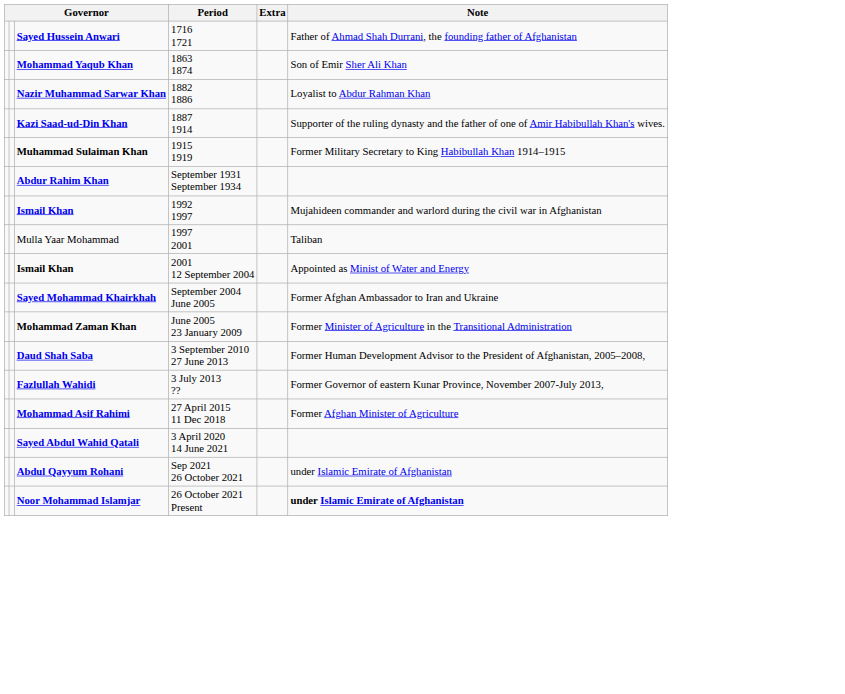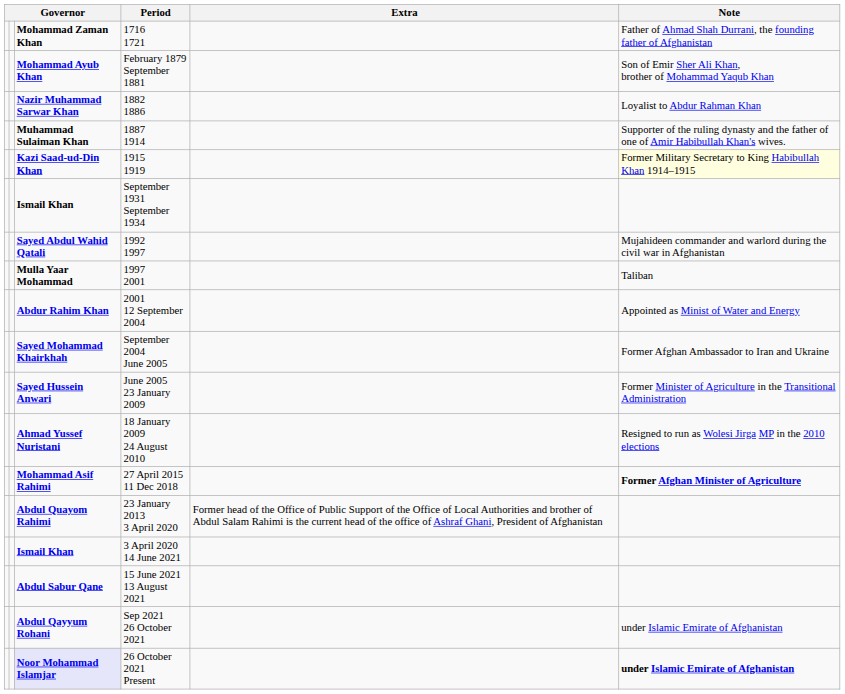(68, 36) Sayed Hussein Anwari -> (62, 36) Mohammad Zaman Khan
- row: (182, 65)
+ row: (155, 71)
(72, 123) Kazi Saad-ud-Din Khan -> (53, 135) Muhammad Sulaiman Khan
(82, 152) Muhammad Sulaiman Khan -> (58, 164) Kazi Saad-ud-Din Khan
(428, 152) no background -> (720, 164) lightyellow background
(63, 181) Abdur Rahim Khan -> (45, 205) Ismail Khan
(45, 210) Ismail Khan -> (62, 246) Sayed Abdul Wahid Qatali
(68, 239) normal -> (45, 275) bold
(45, 268) Ismail Khan -> (63, 310) Abdur Rahim Khan
(77, 326) Mohammad Zaman Khan -> (50, 392) Sayed Hussein Anwari
+ row: (147, 440)
- row: (210, 355)
- row: (196, 384)
(374, 413) normal -> (711, 481) bold
+ row: (151, 516)
(78, 442) Sayed Abdul Wahid Qatali -> (45, 551) Ismail Khan
+ row: (152, 586)
(79, 501) no background -> (58, 668) lavender background
